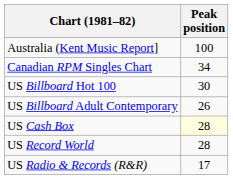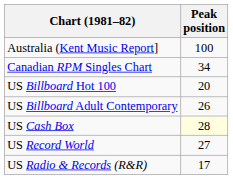(204, 86) 30 -> (204, 86) 20
(204, 145) 28 -> (204, 145) 27
